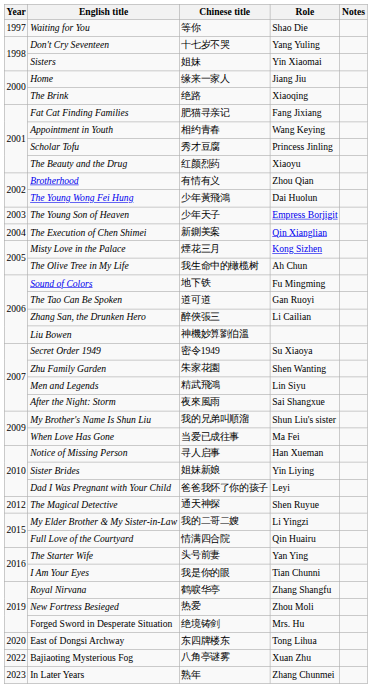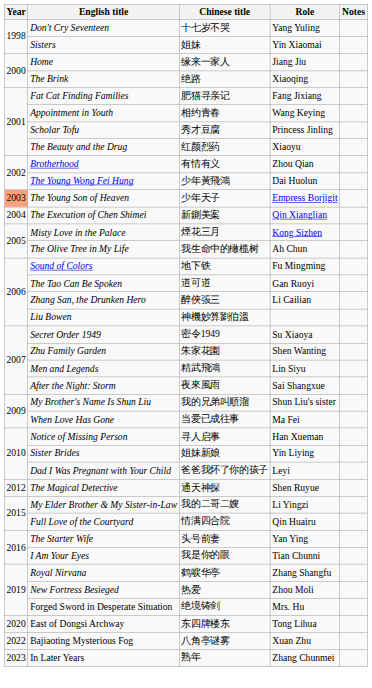- row: (60, 28)
(16, 215) no background -> (16, 198) lightsalmon background
